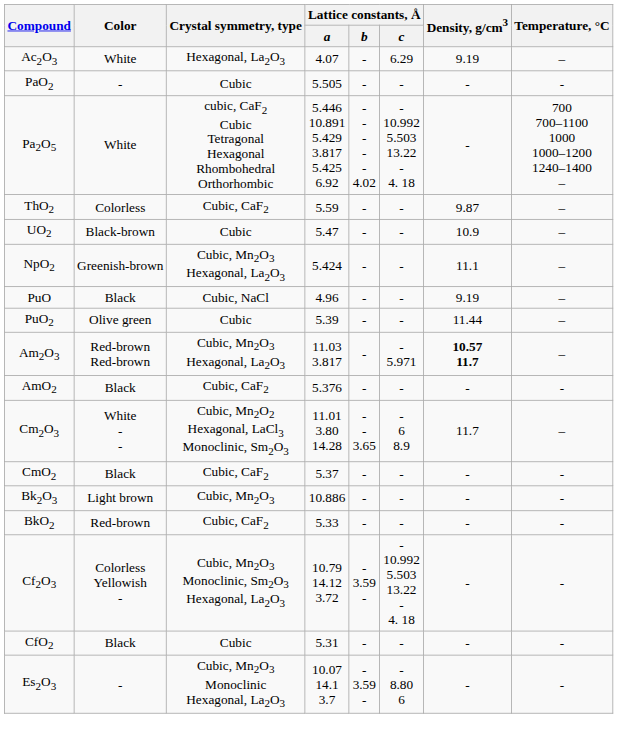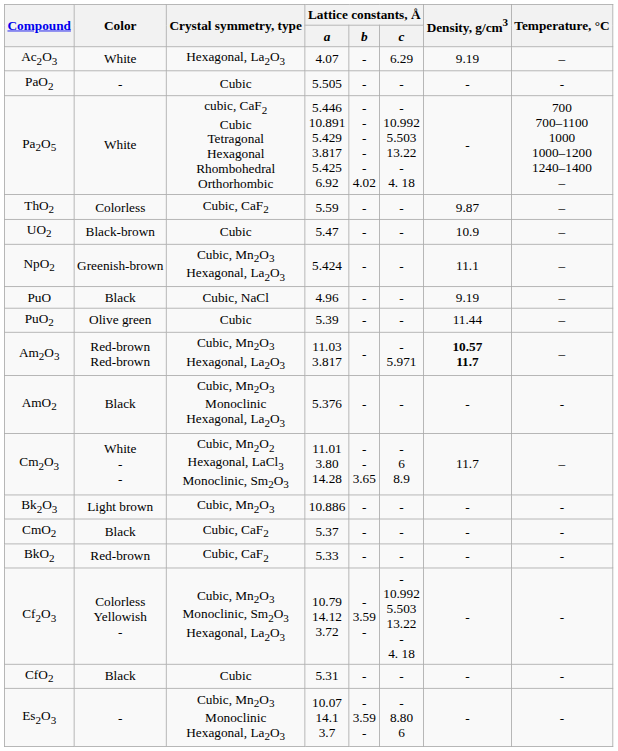(236, 387) Cubic, CaF2 -> (236, 404) Cubic, Mn2O3 Monoclinic Hexagonal, La2O3
rows swapped: (39, 473) <-> (39, 498)
